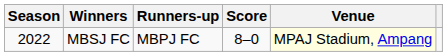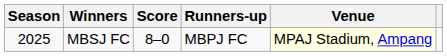columns swapped: (247, 16) <-> (178, 16)
(34, 39) 2022 -> (34, 39) 2025
